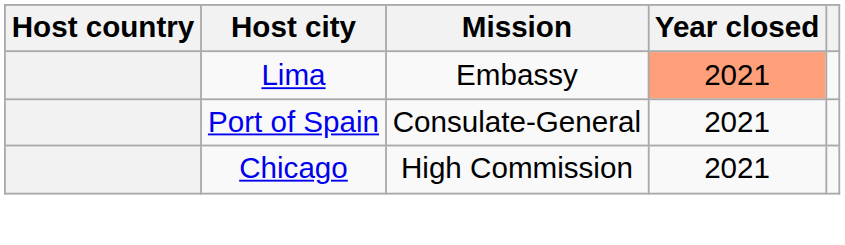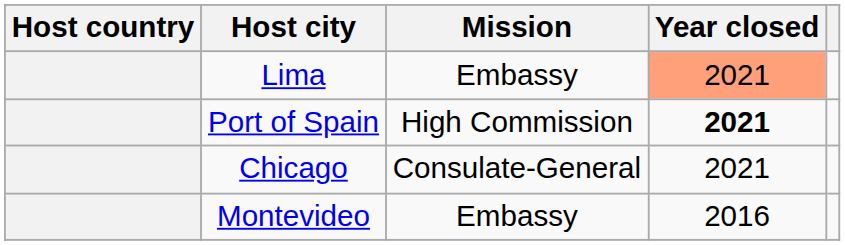(517, 121) Consulate-General -> (517, 121) High Commission
(737, 121) normal -> (737, 121) bold
(517, 168) High Commission -> (517, 168) Consulate-General
+ row: (293, 215)
